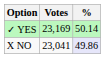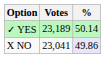(56, 29) 23,169 -> (56, 29) 23,189
